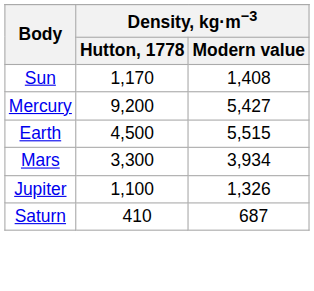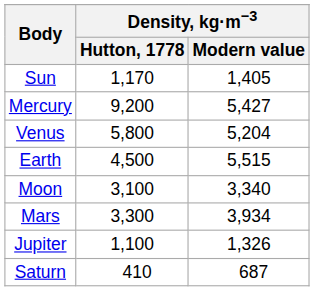(249, 78) 1,408 -> (249, 78) 1,405
+ row: (40, 133)
+ row: (40, 188)
